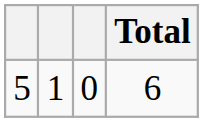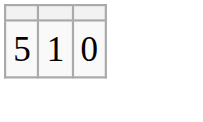- column: (152, 32)
